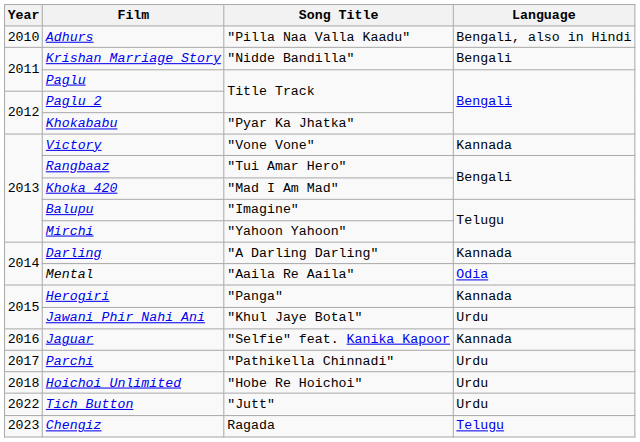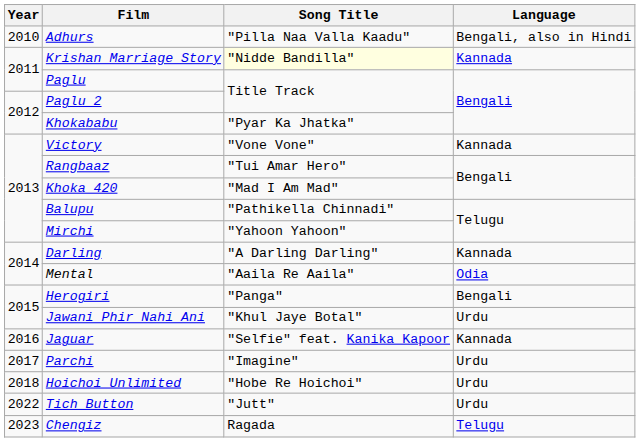(291, 59) no background -> (291, 59) lightyellow background
(484, 59) Bengali -> (484, 59) Kannada
(263, 210) "Imagine" -> (311, 210) "Pathikella Chinnadi"
(484, 296) Kannada -> (484, 296) Bengali
(311, 361) "Pathikella Chinnadi" -> (263, 361) "Imagine"
